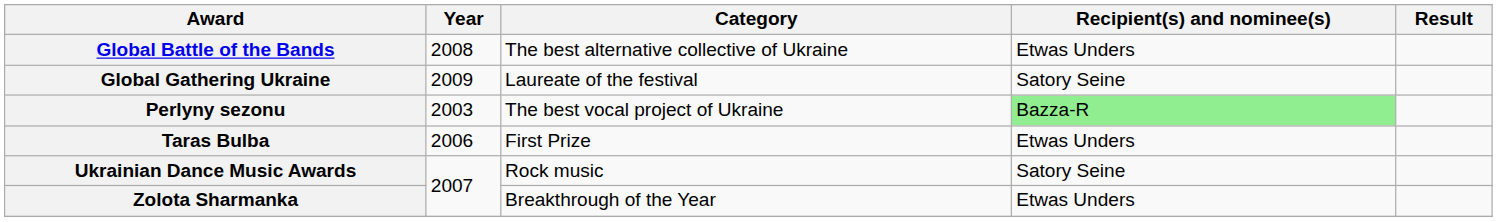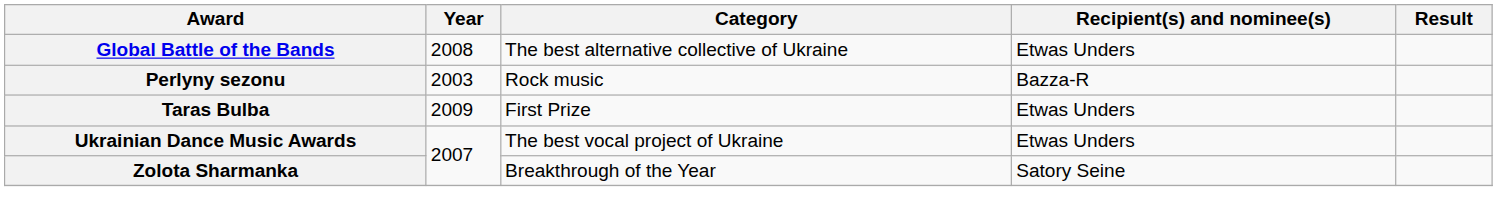- row: (216, 79)
(644, 110) The best vocal project of Ukraine -> (554, 79) Rock music
(1053, 110) lightgreen background -> (1053, 79) no background
(452, 140) 2006 -> (452, 110) 2009
(554, 170) Rock music -> (644, 140) The best vocal project of Ukraine
(1071, 170) Satory Seine -> (1075, 140) Etwas Unders
(1075, 200) Etwas Unders -> (1071, 170) Satory Seine
